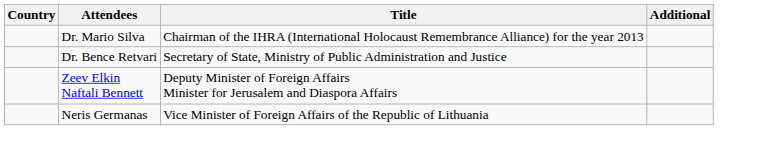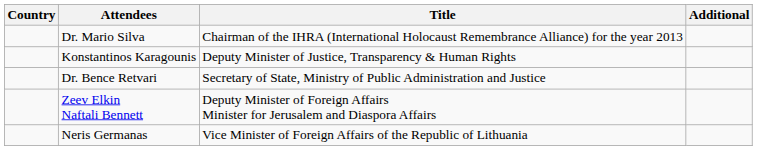+ row: (129, 57)
